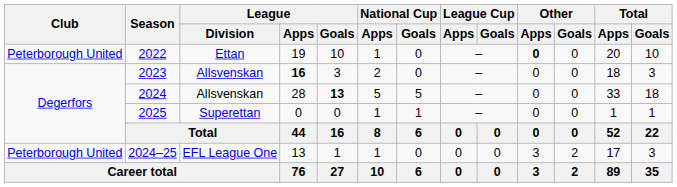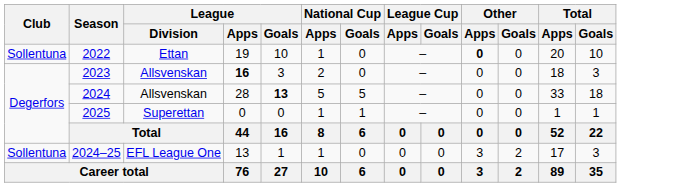(65, 53) Peterborough United -> (37, 53) Sollentuna
(65, 152) Peterborough United -> (37, 152) Sollentuna
